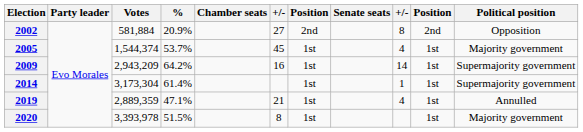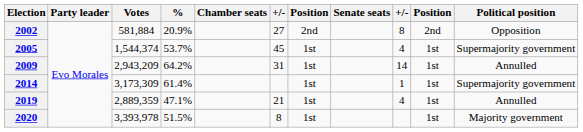(516, 48) Majority government -> (516, 48) Supermajority government
(279, 65) 16 -> (279, 65) 31
(516, 65) Supermajority government -> (516, 65) Annulled
(136, 83) 3,173,304 -> (136, 83) 3,173,309
